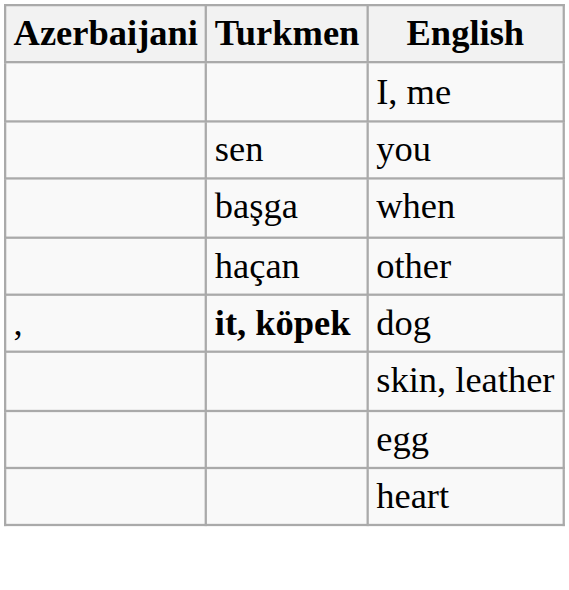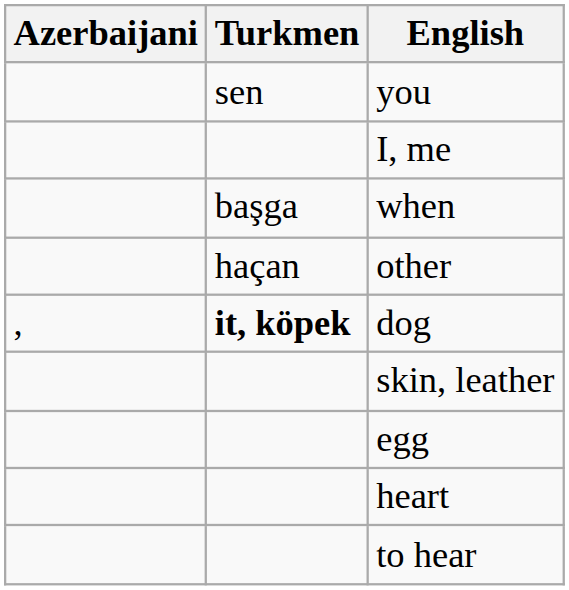rows swapped: (414, 91) <-> (404, 149)
+ row: (426, 554)
